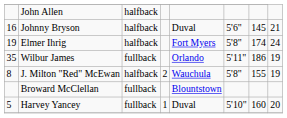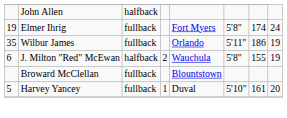- row: (50, 27)
(141, 43) halfback -> (140, 27) fullback
(9, 74) 8 -> (9, 58) 6
(258, 105) 160 -> (258, 89) 161
